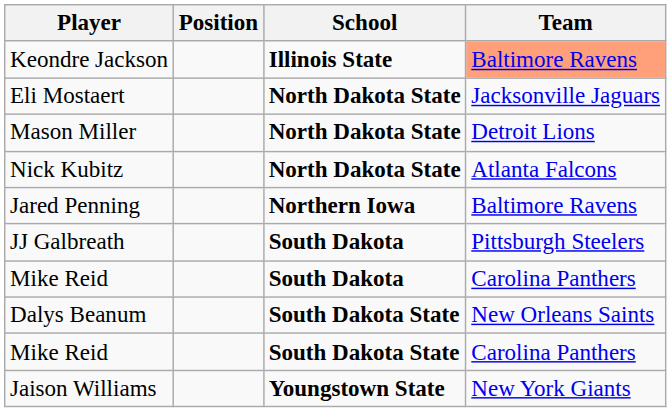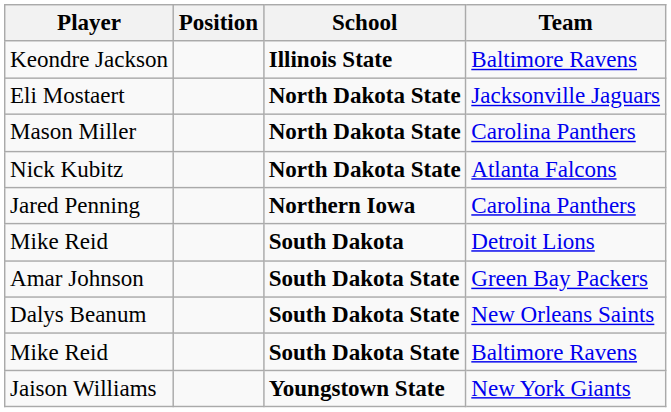(554, 59) lightsalmon background -> (554, 59) no background
(533, 132) Detroit Lions -> (554, 132) Carolina Panthers
(554, 205) Baltimore Ravens -> (554, 205) Carolina Panthers
- row: (67, 242)
(554, 278) Carolina Panthers -> (533, 242) Detroit Lions
+ row: (77, 278)
(554, 351) Carolina Panthers -> (554, 351) Baltimore Ravens
